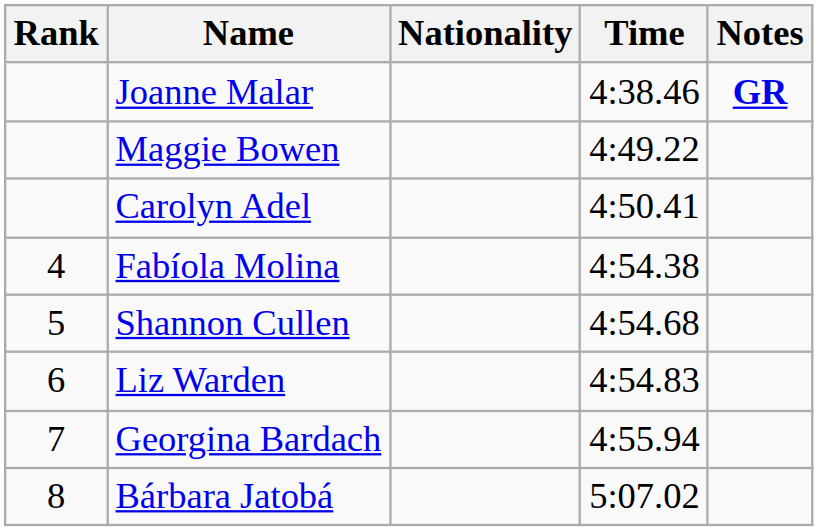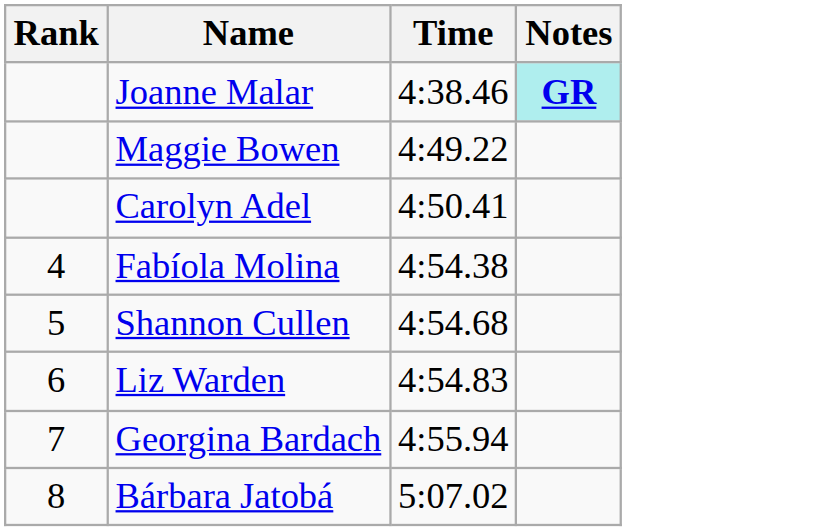- column: (485, 33)
(760, 91) no background -> (569, 91) paleturquoise background
